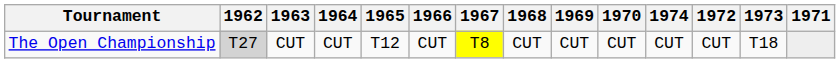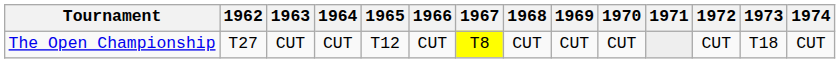columns swapped: (811, 18) <-> (669, 18)
(243, 45) lightgrey background -> (243, 45) no background
